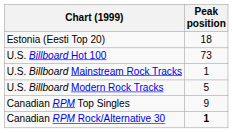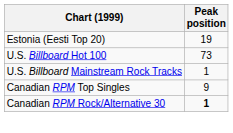(206, 39) 18 -> (206, 39) 19
- row: (85, 87)
